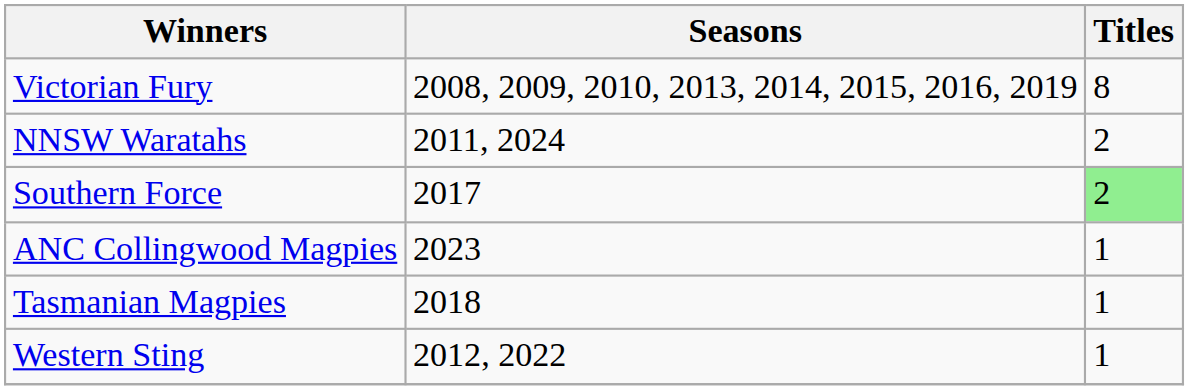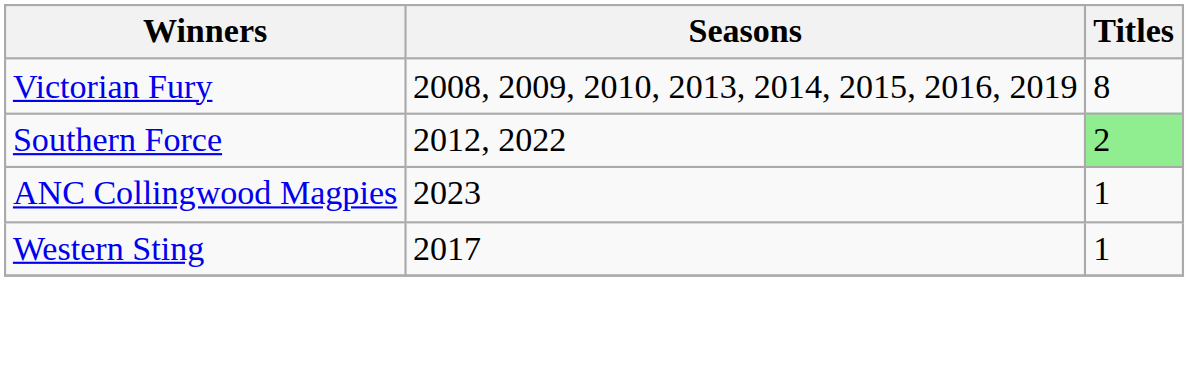- row: (130, 139)
(447, 193) 2017 -> (490, 139) 2012, 2022
- row: (149, 301)
(490, 355) 2012, 2022 -> (447, 247) 2017
